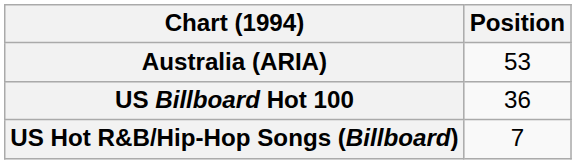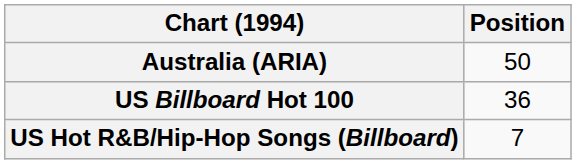(517, 61) 53 -> (517, 61) 50
